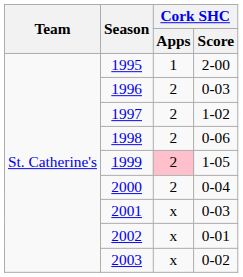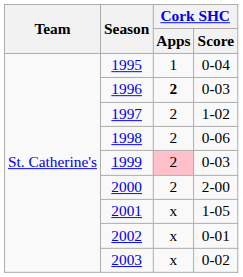(216, 65) 2-00 -> (216, 65) 0-04
(173, 89) normal -> (173, 89) bold
(216, 162) 1-05 -> (216, 162) 0-03
(216, 187) 0-04 -> (216, 187) 2-00
(216, 211) 0-03 -> (216, 211) 1-05
